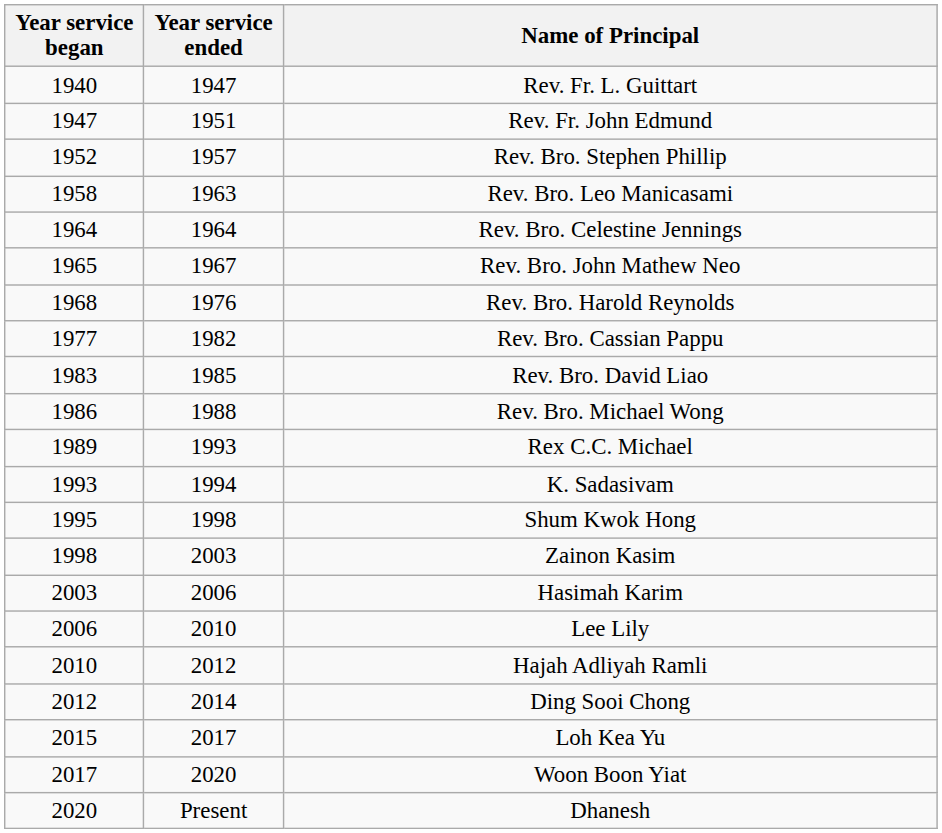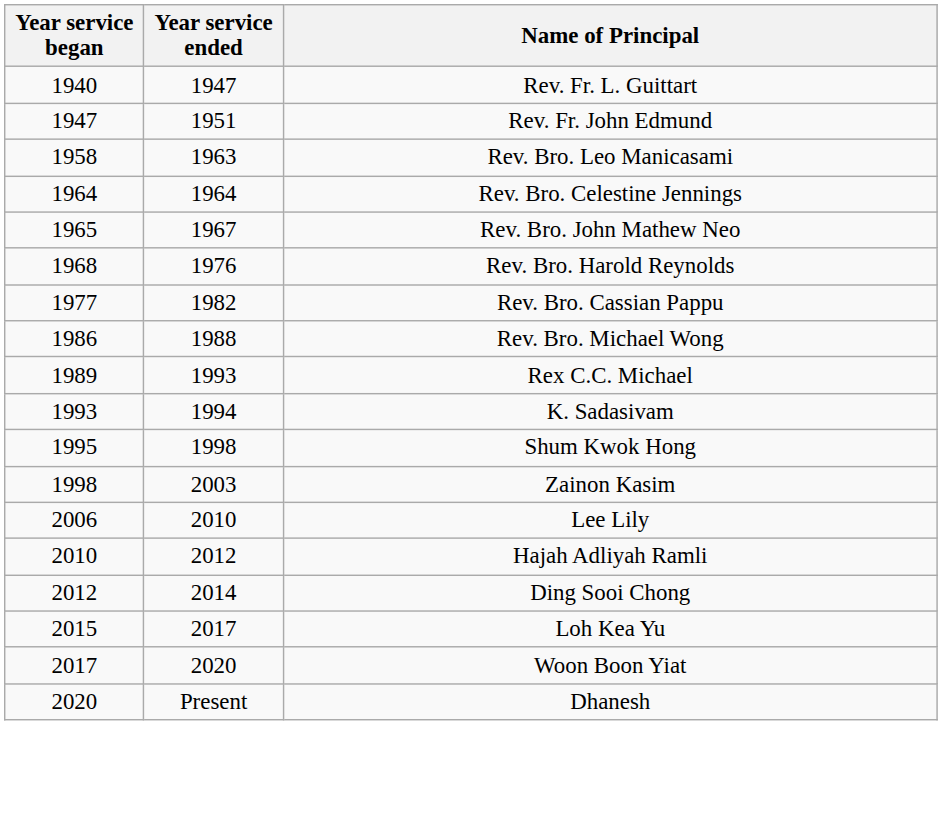- row: (610, 157)
- row: (610, 374)
- row: (610, 592)
